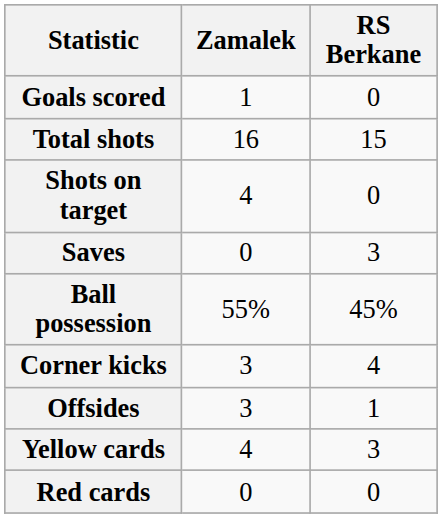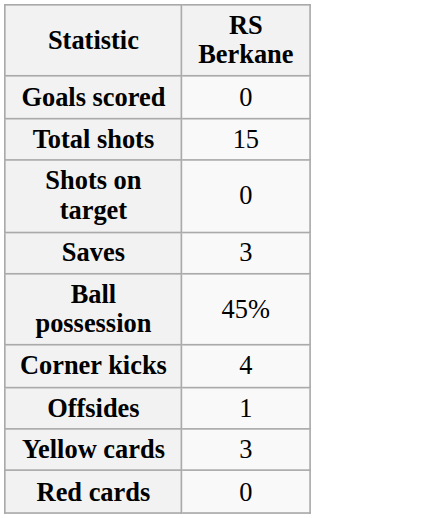- column: (246, 40)
